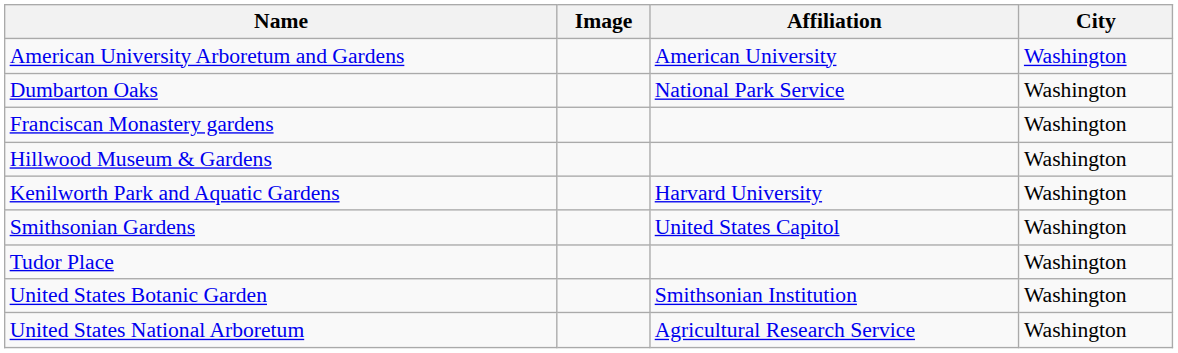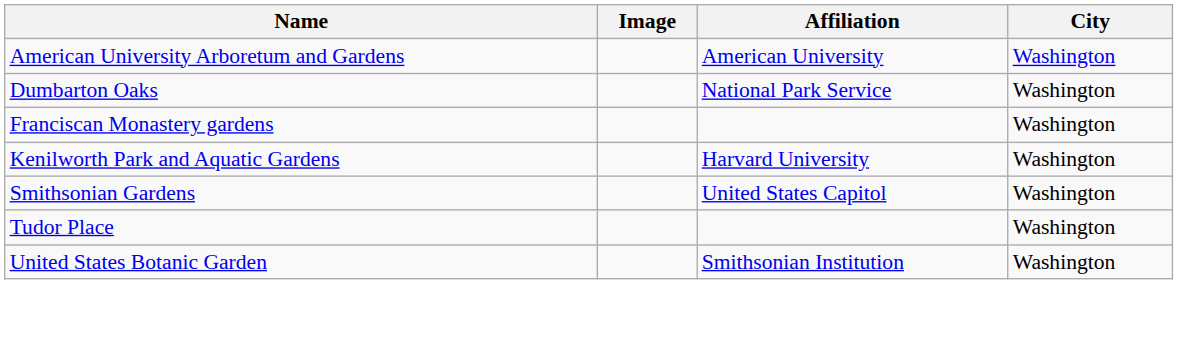- row: (141, 158)
- row: (157, 329)
